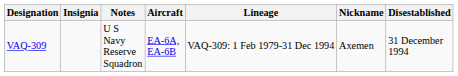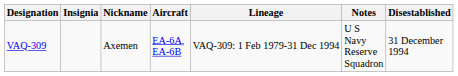columns swapped: (361, 12) <-> (123, 12)
